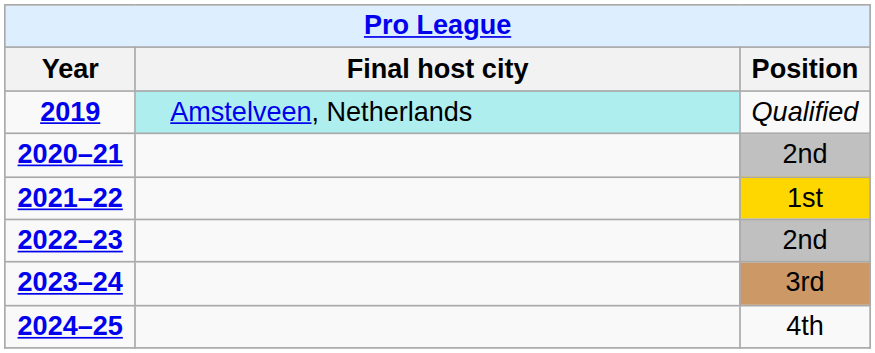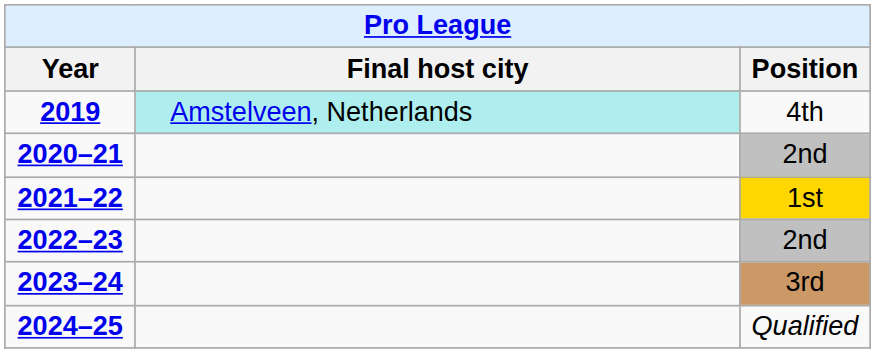(805, 111) Qualified -> (805, 111) 4th
(805, 326) 4th -> (805, 326) Qualified
